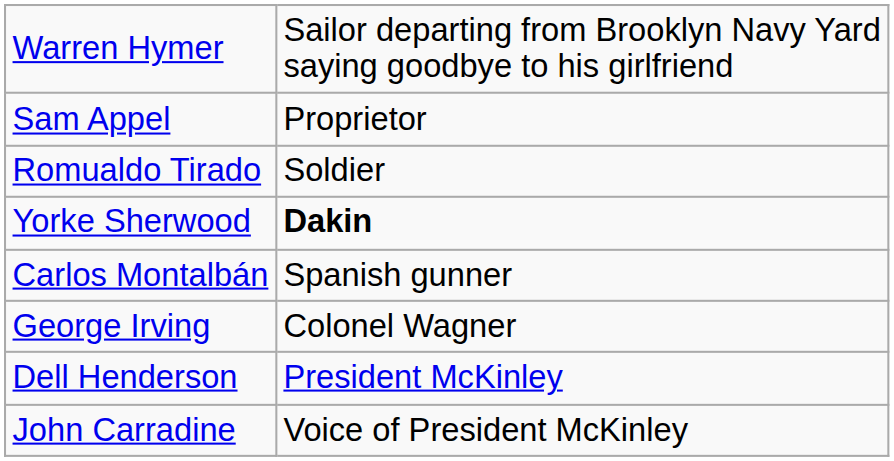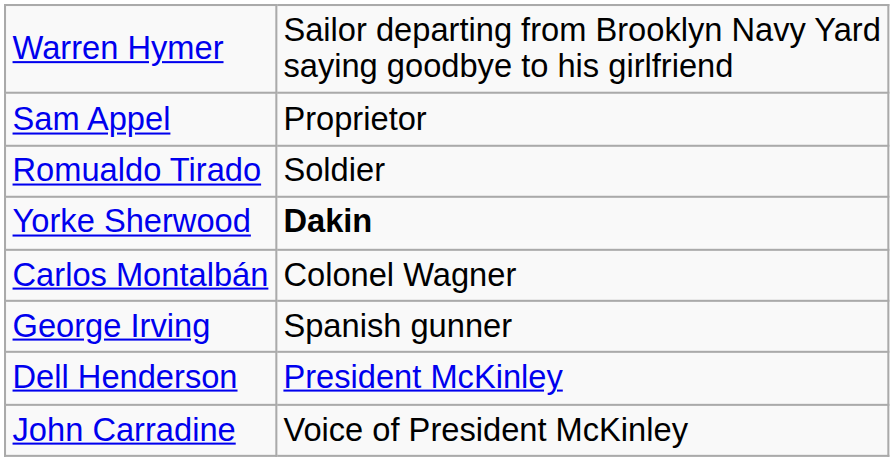(398, 274) Spanish gunner -> (400, 274) Colonel Wagner
(400, 325) Colonel Wagner -> (398, 325) Spanish gunner
